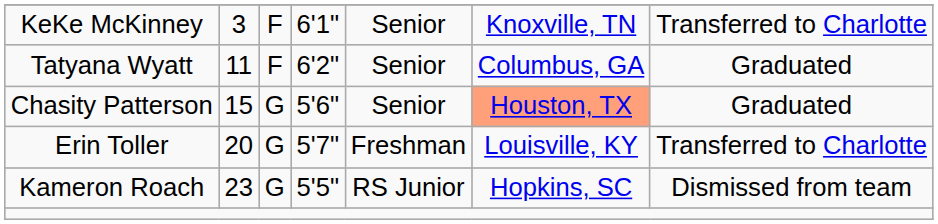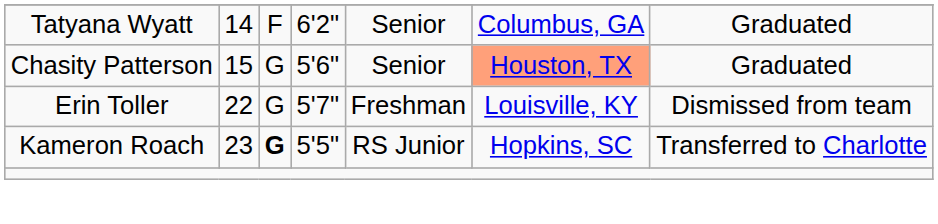- row: (112, 24)
(239, 65) 11 -> (239, 24) 14
(239, 146) 20 -> (239, 106) 22
(792, 146) Transferred to Charlotte -> (792, 106) Dismissed from team
(275, 187) normal -> (275, 146) bold
(792, 187) Dismissed from team -> (792, 146) Transferred to Charlotte
